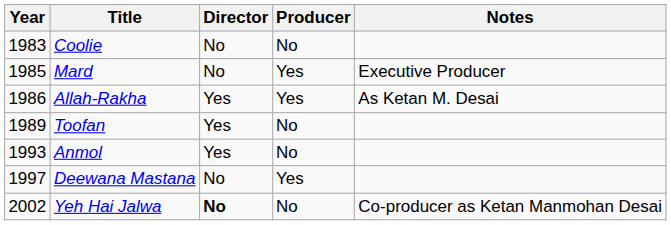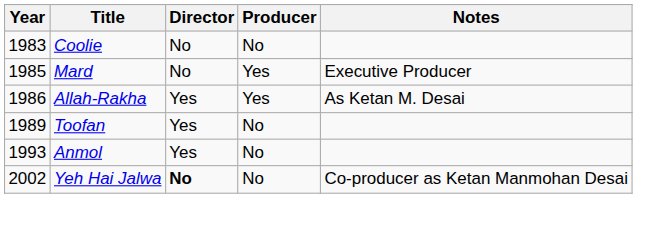- row: (125, 179)
